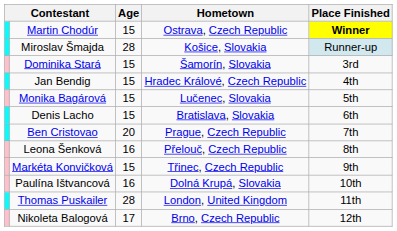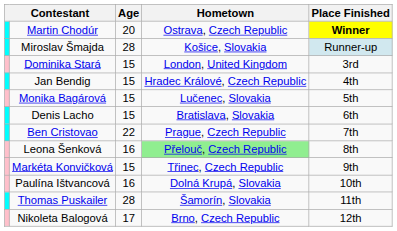(129, 30) 15 -> (129, 30) 20
(225, 64) Šamorín, Slovakia -> (225, 64) London, United Kingdom
(129, 132) 20 -> (129, 132) 22
(225, 149) no background -> (225, 149) lightgreen background
(225, 201) London, United Kingdom -> (225, 201) Šamorín, Slovakia
